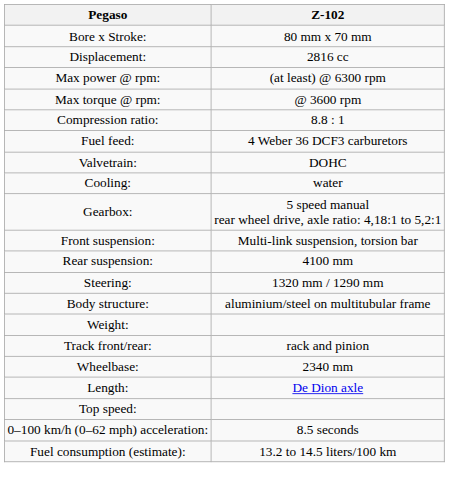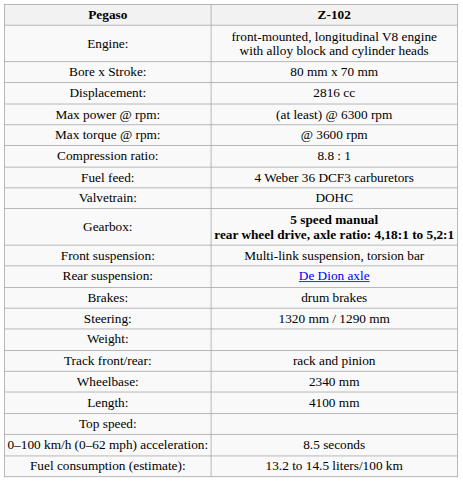+ row: (108, 43)
- row: (108, 183)
(328, 212) normal -> (334, 226) bold
(328, 261) 4100 mm -> (334, 276) De Dion axle
+ row: (108, 297)
- row: (108, 303)
(328, 388) De Dion axle -> (334, 402) 4100 mm
